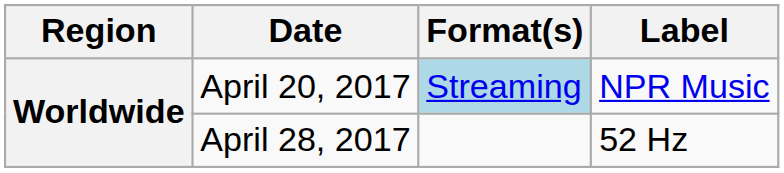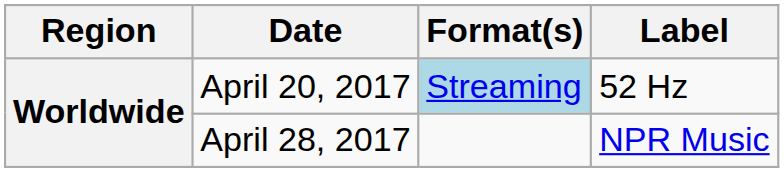(684, 85) NPR Music -> (644, 85) 52 Hz
(644, 139) 52 Hz -> (684, 139) NPR Music
